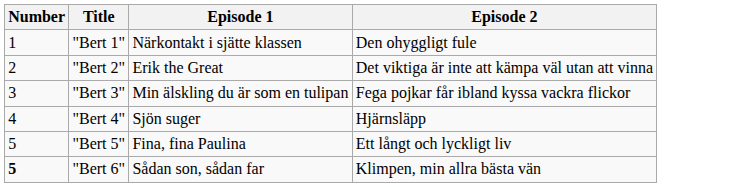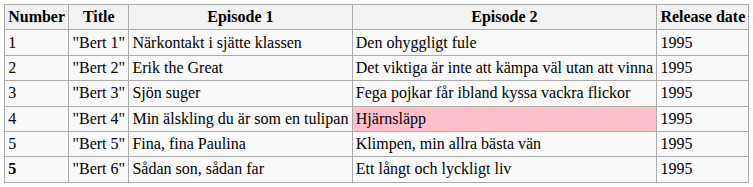+ column: (703, 17)
(240, 93) Min älskling du är som en tulipan -> (166, 93) Sjön suger
(166, 118) Sjön suger -> (240, 118) Min älskling du är som en tulipan
(391, 118) no background -> (391, 118) pink background
(434, 144) Ett långt och lyckligt liv -> (448, 144) Klimpen, min allra bästa vän
(448, 169) Klimpen, min allra bästa vän -> (434, 169) Ett långt och lyckligt liv
